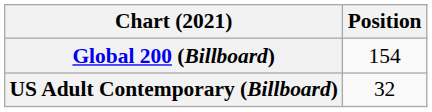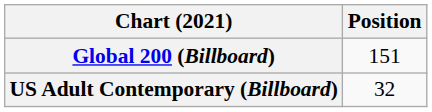(385, 55) 154 -> (385, 55) 151
